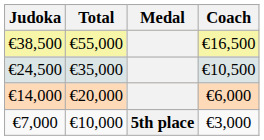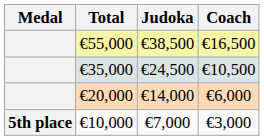columns swapped: (162, 17) <-> (35, 17)
